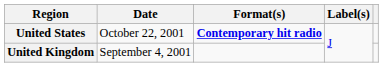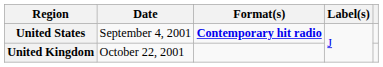(142, 33) October 22, 2001 -> (145, 33) September 4, 2001
(145, 52) September 4, 2001 -> (142, 52) October 22, 2001
